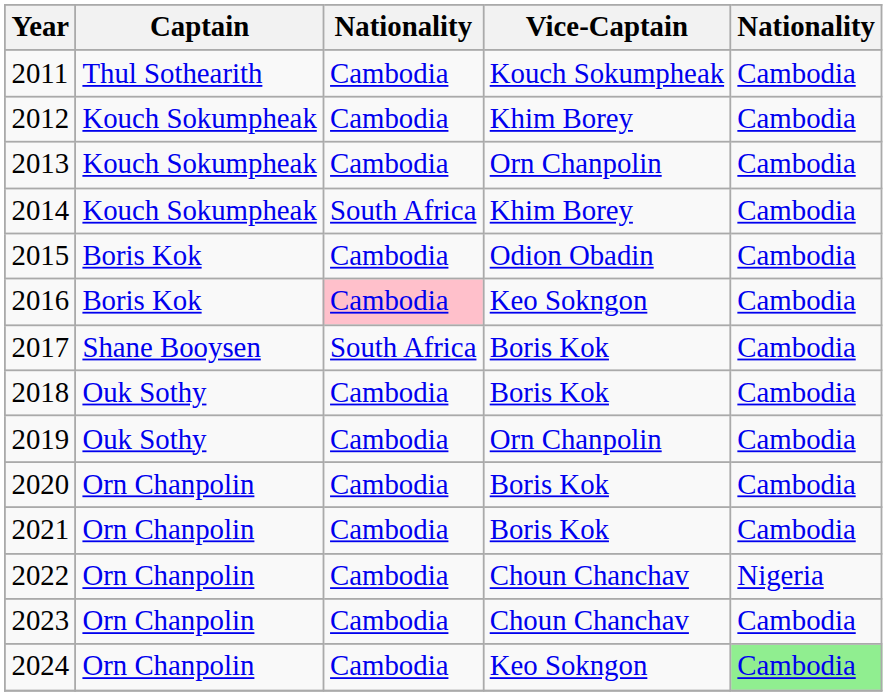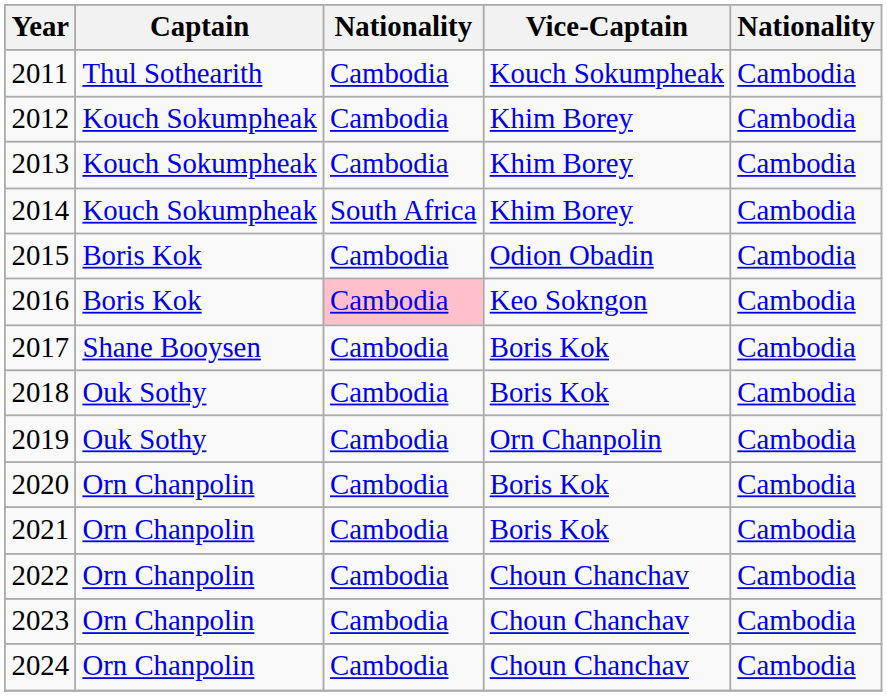(576, 164) Orn Chanpolin -> (561, 164) Khim Borey
(403, 347) South Africa -> (389, 347) Cambodia
(781, 575) Nigeria -> (797, 575) Cambodia
(569, 666) Keo Sokngon -> (589, 666) Choun Chanchav
(797, 666) lightgreen background -> (797, 666) no background
